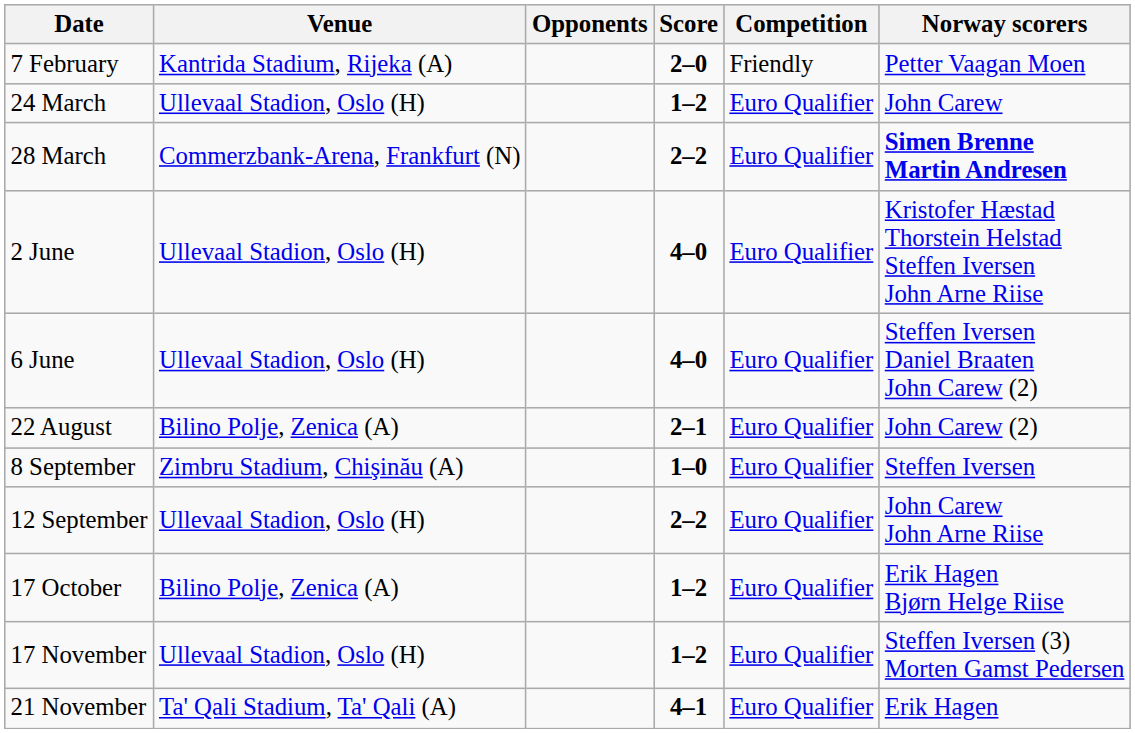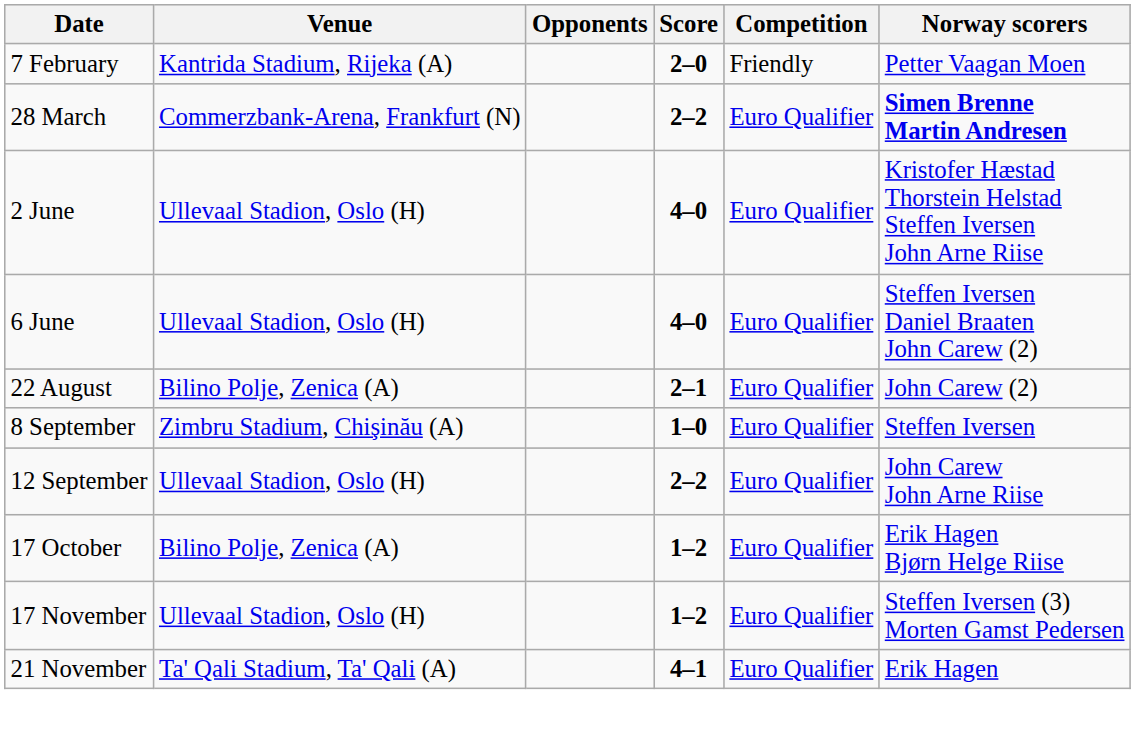- row: (58, 102)
